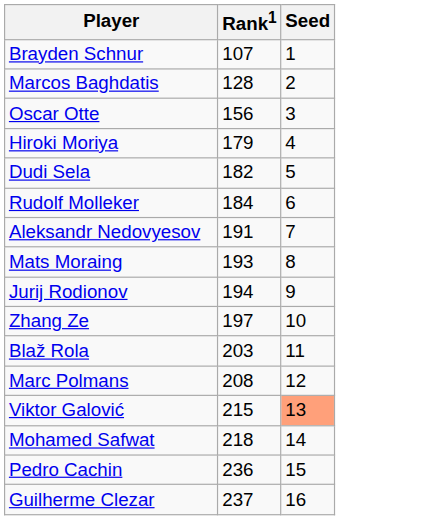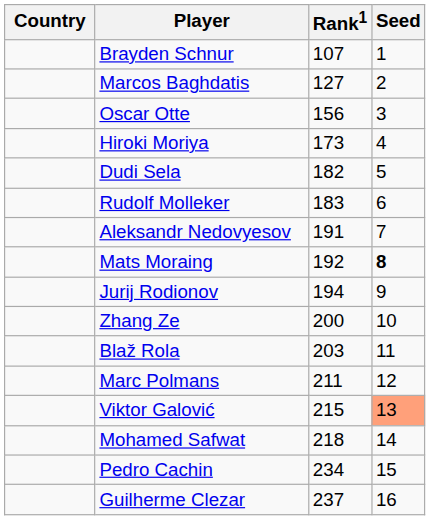+ column: (50, 21)
(238, 83) 128 -> (328, 83) 127
(238, 143) 179 -> (328, 143) 173
(238, 202) 184 -> (328, 202) 183
(238, 261) 193 -> (328, 261) 192
(291, 261) normal -> (381, 261) bold
(238, 321) 197 -> (328, 321) 200
(238, 380) 208 -> (328, 380) 211
(238, 469) 236 -> (328, 469) 234
